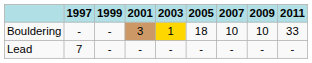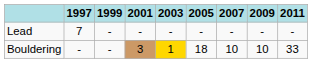rows swapped: (20, 49) <-> (34, 31)
